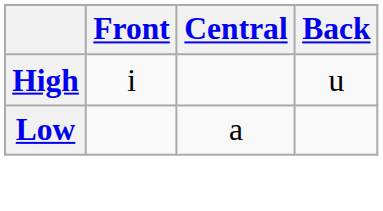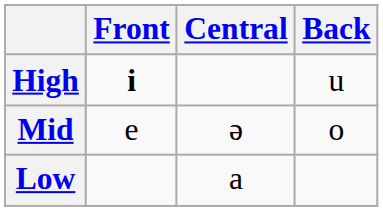(132, 79) normal -> (132, 79) bold
+ row: (46, 129)
